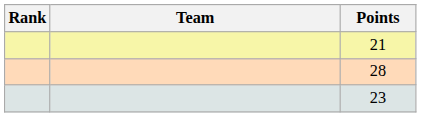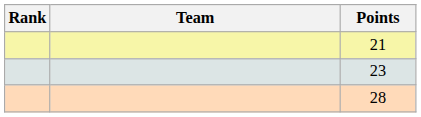rows swapped: (378, 98) <-> (378, 71)
